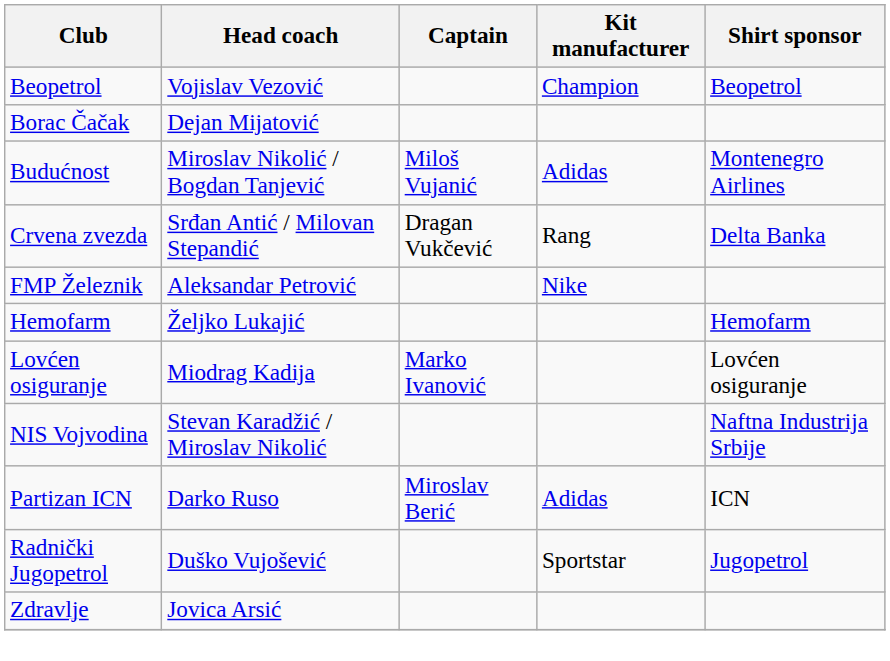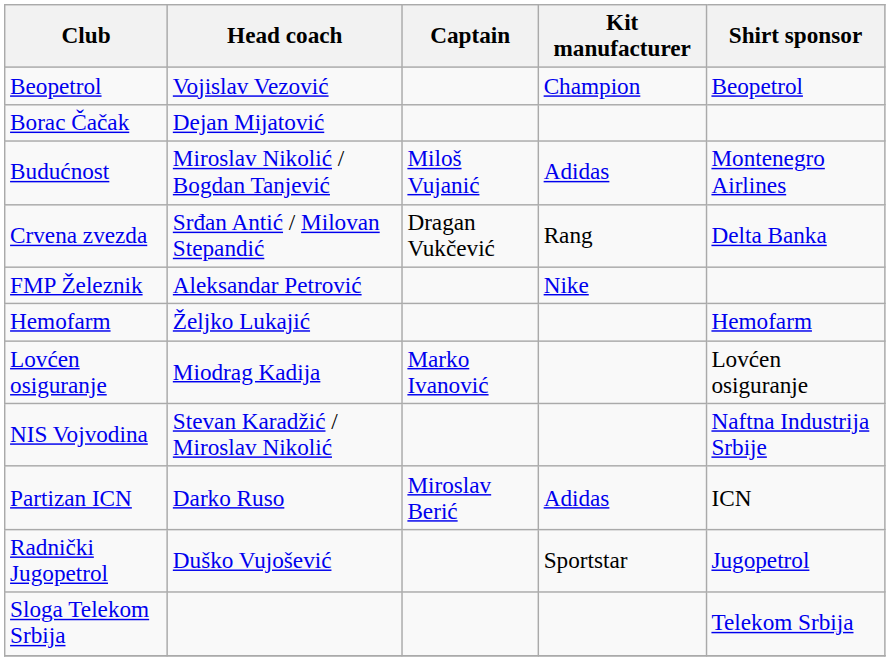+ row: (80, 623)
- row: (49, 610)
